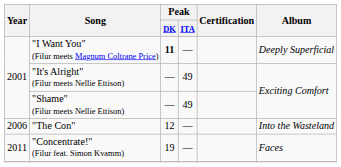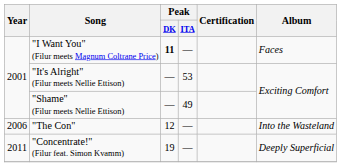(296, 50) Deeply Superficial -> (271, 50) Faces
(188, 77) 49 -> (188, 77) 53
(271, 148) Faces -> (296, 148) Deeply Superficial
